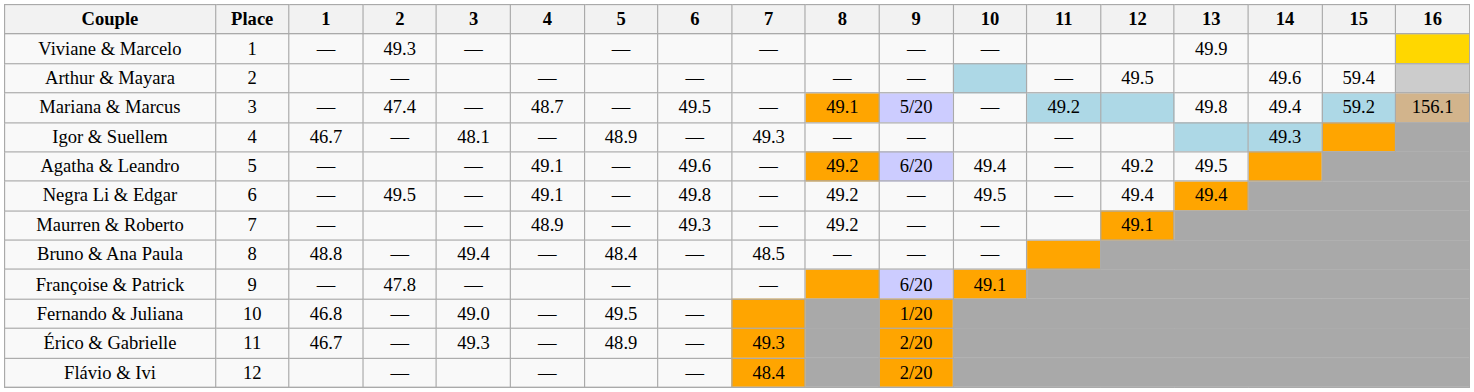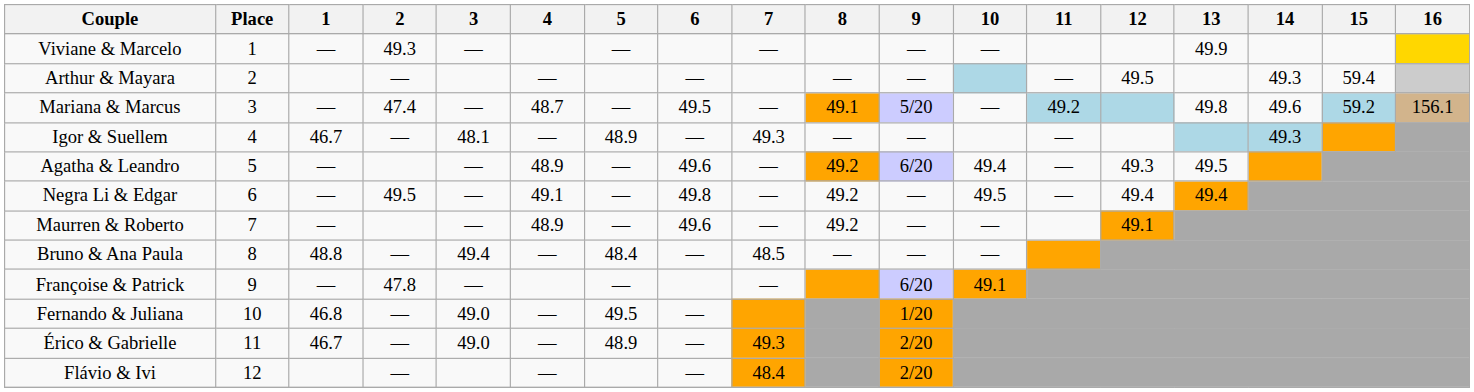(1285, 78) 49.6 -> (1285, 78) 49.3
(1285, 107) 49.4 -> (1285, 107) 49.6
(547, 166) 49.1 -> (547, 166) 48.9
(1137, 166) 49.2 -> (1137, 166) 49.3
(695, 225) 49.3 -> (695, 225) 49.6
(474, 343) 49.3 -> (474, 343) 49.0
